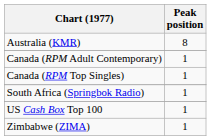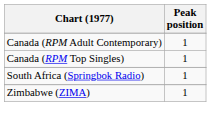- row: (44, 42)
- row: (55, 110)
